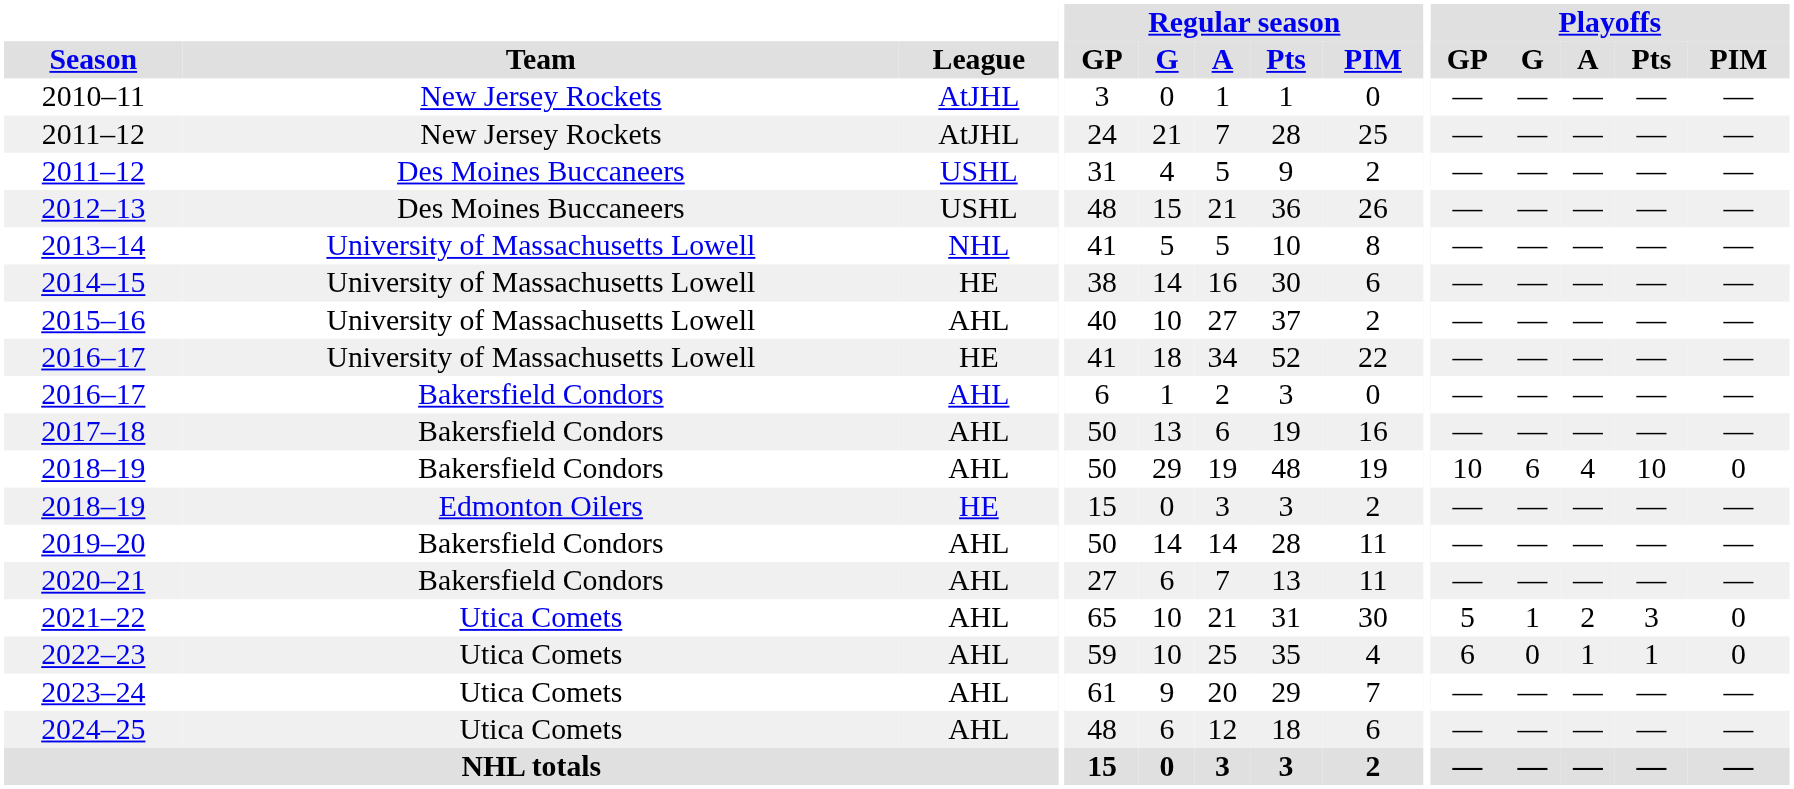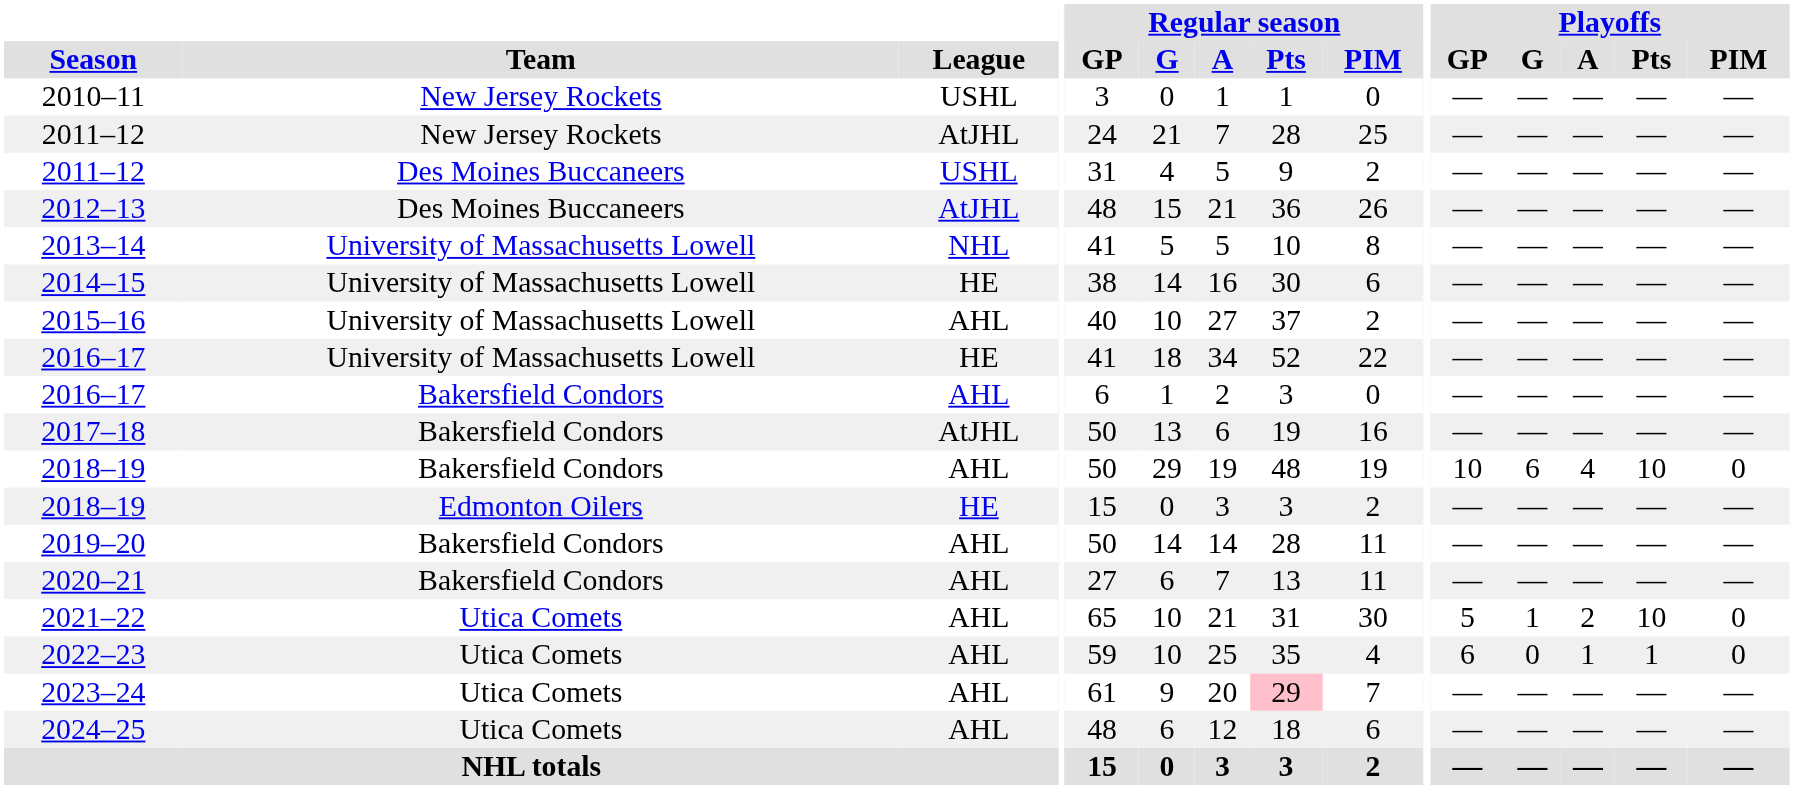(979, 96) AtJHL -> (979, 96) USHL
(979, 208) USHL -> (979, 208) AtJHL
(979, 431) AHL -> (979, 431) AtJHL
(1651, 617) 3 -> (1651, 617) 10
(1286, 691) no background -> (1286, 691) pink background
